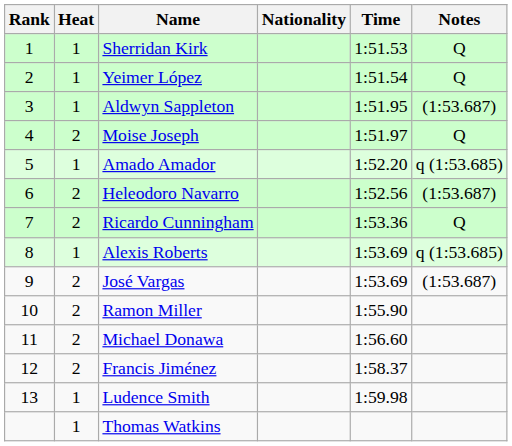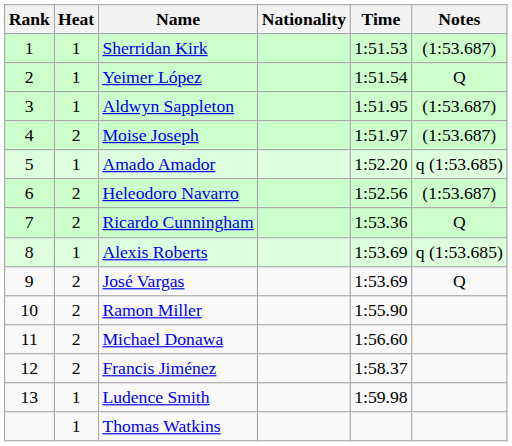(459, 48) Q -> (459, 48) (1:53.687)
(459, 135) Q -> (459, 135) (1:53.687)
(459, 280) (1:53.687) -> (459, 280) Q
